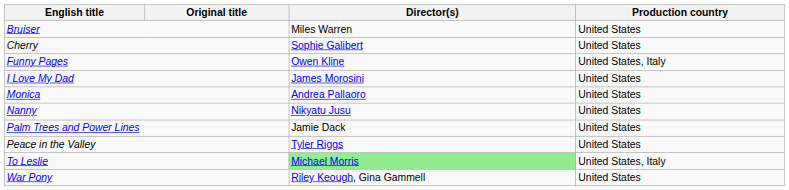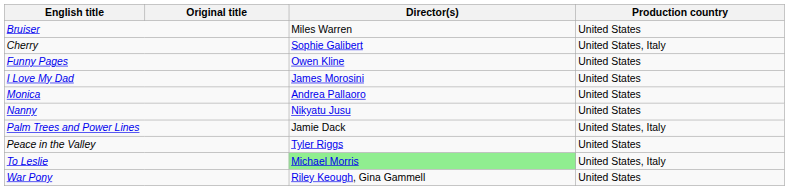(610, 45) United States -> (622, 45) United States, Italy
(622, 62) United States, Italy -> (610, 62) United States
(610, 128) United States -> (622, 128) United States, Italy
